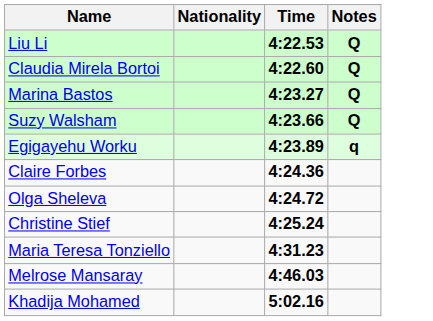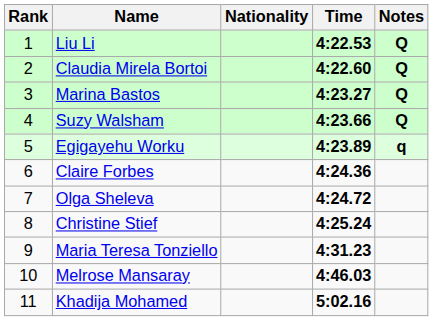+ column: (28, 17)
